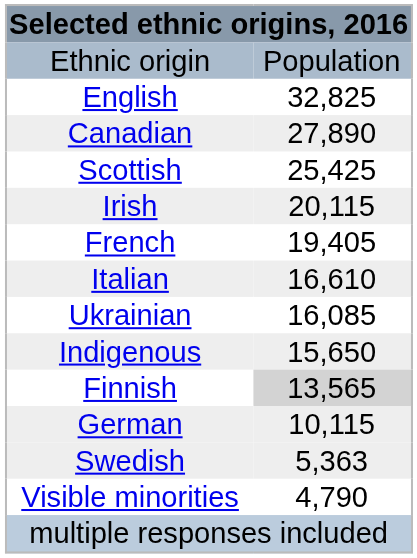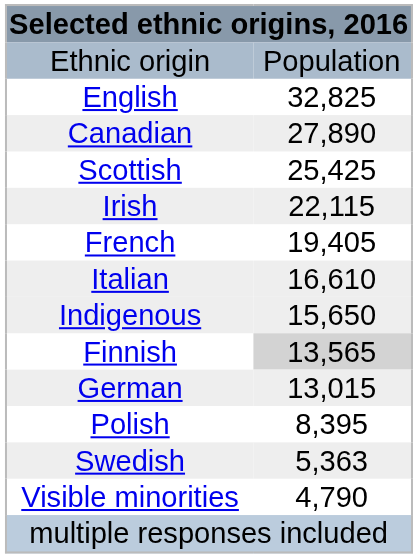(332, 206) 20,115 -> (332, 206) 22,115
- row: (130, 315)
(332, 424) 10,115 -> (332, 388) 13,015
+ row: (130, 424)
